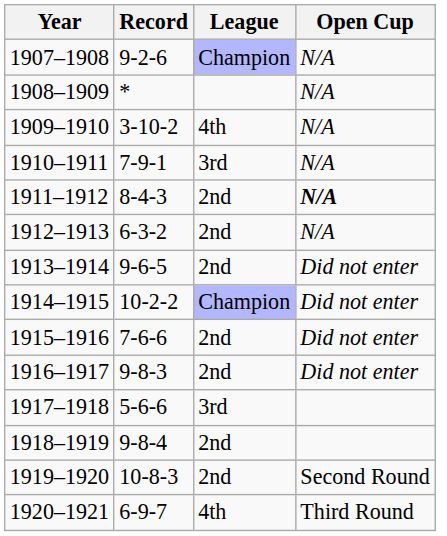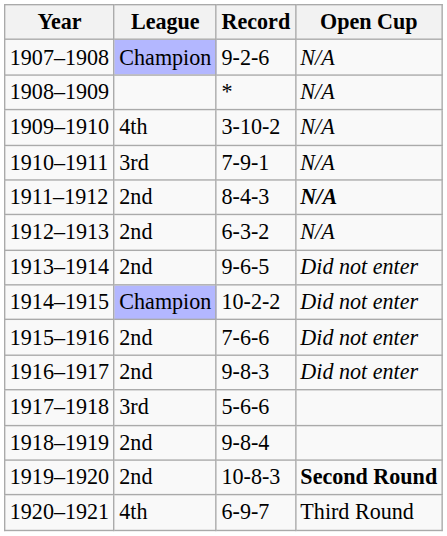columns swapped: (154, 22) <-> (244, 22)
(365, 477) normal -> (369, 477) bold
